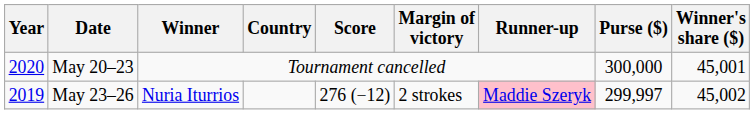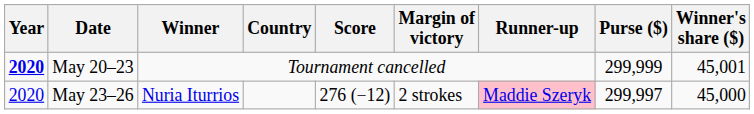(26, 66) normal -> (26, 66) bold
(634, 66) 300,000 -> (634, 66) 299,999
(26, 94) 2019 -> (26, 94) 2020
(721, 94) 45,002 -> (721, 94) 45,000
